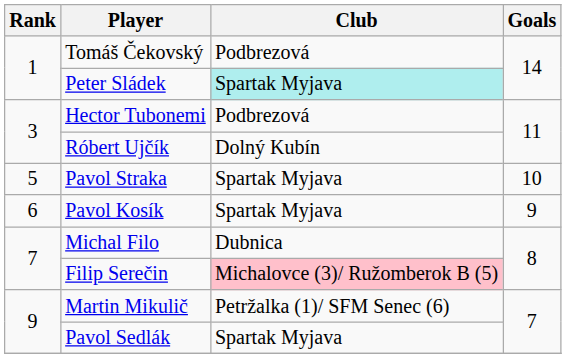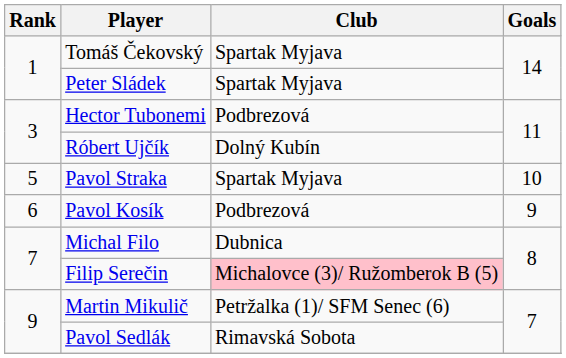(262, 52) Podbrezová -> (279, 52) Spartak Myjava
(279, 83) paleturquoise background -> (279, 83) no background
(279, 210) Spartak Myjava -> (262, 210) Podbrezová
(279, 337) Spartak Myjava -> (285, 337) Rimavská Sobota
